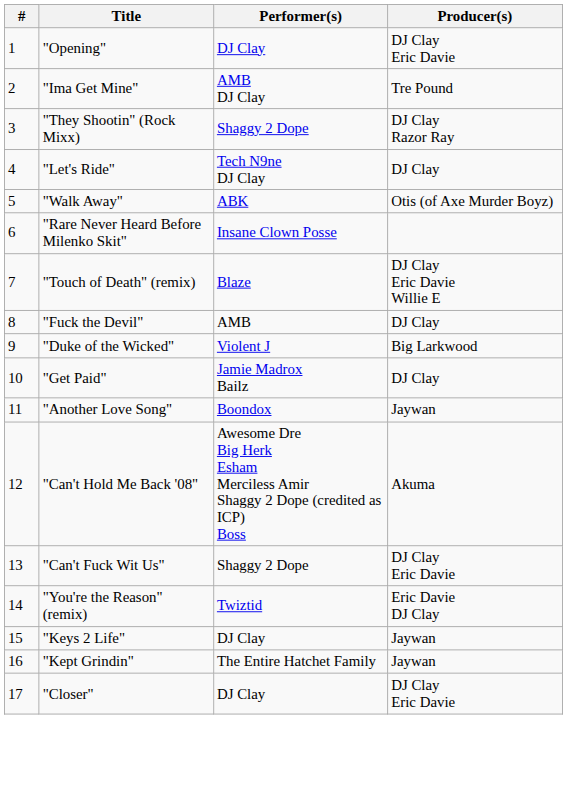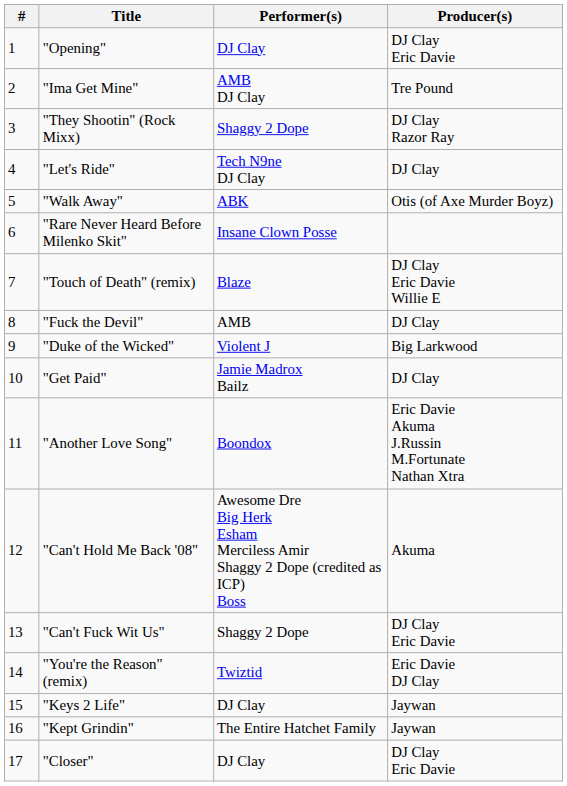(413, 409) Jaywan -> (428, 443) Eric Davie Akuma J.Russin M.Fortunate Nathan Xtra
